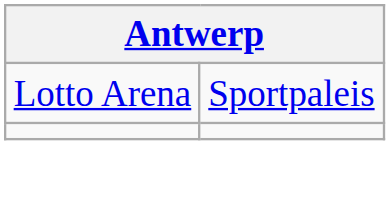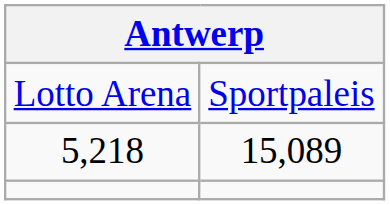+ row: (102, 151)
